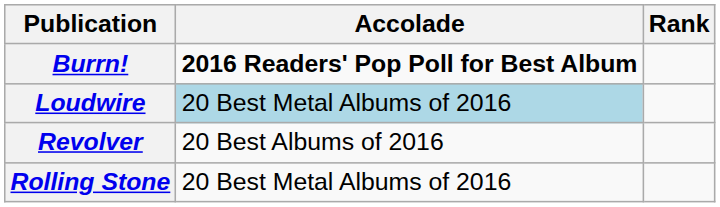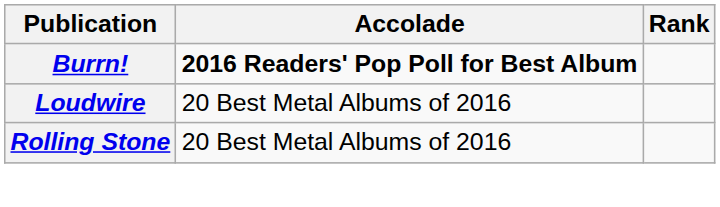(346, 102) lightblue background -> (346, 102) no background
- row: (90, 142)
